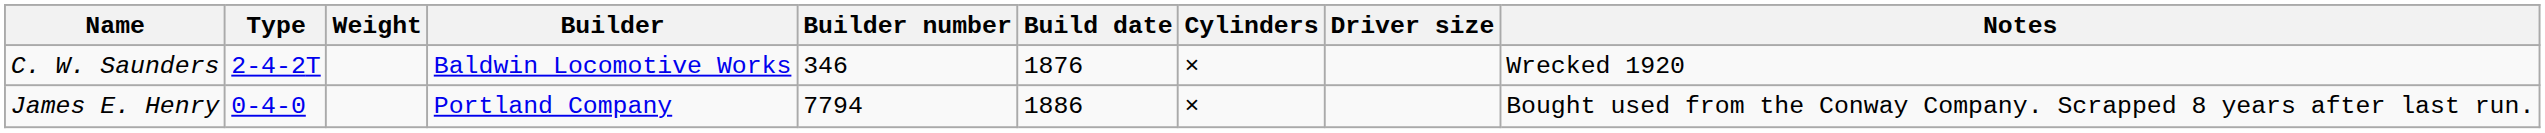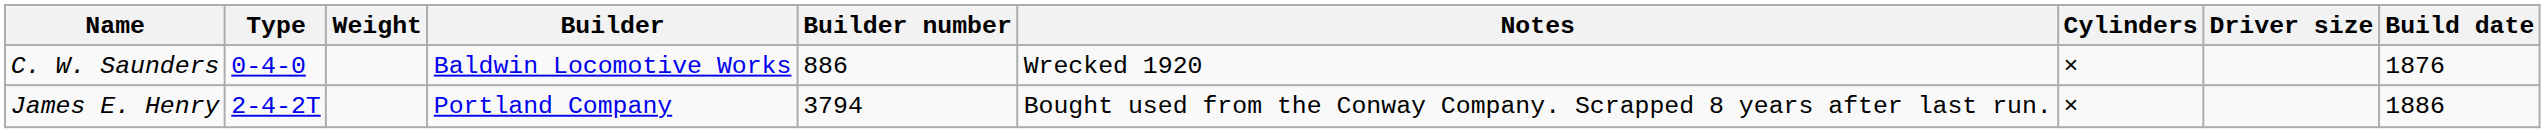columns swapped: (1098, 25) <-> (2020, 25)
(276, 66) 2-4-2T -> (269, 66) 0-4-0
(826, 66) 346 -> (826, 66) 886
(269, 106) 0-4-0 -> (276, 106) 2-4-2T
(833, 106) 7794 -> (833, 106) 3794
